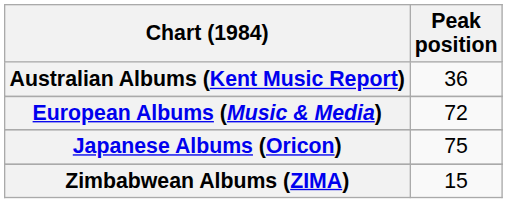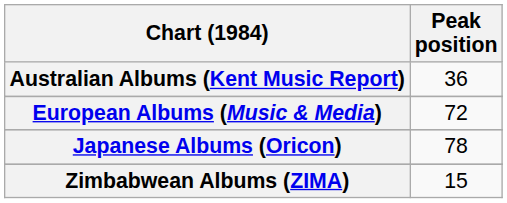(456, 146) 75 -> (456, 146) 78
